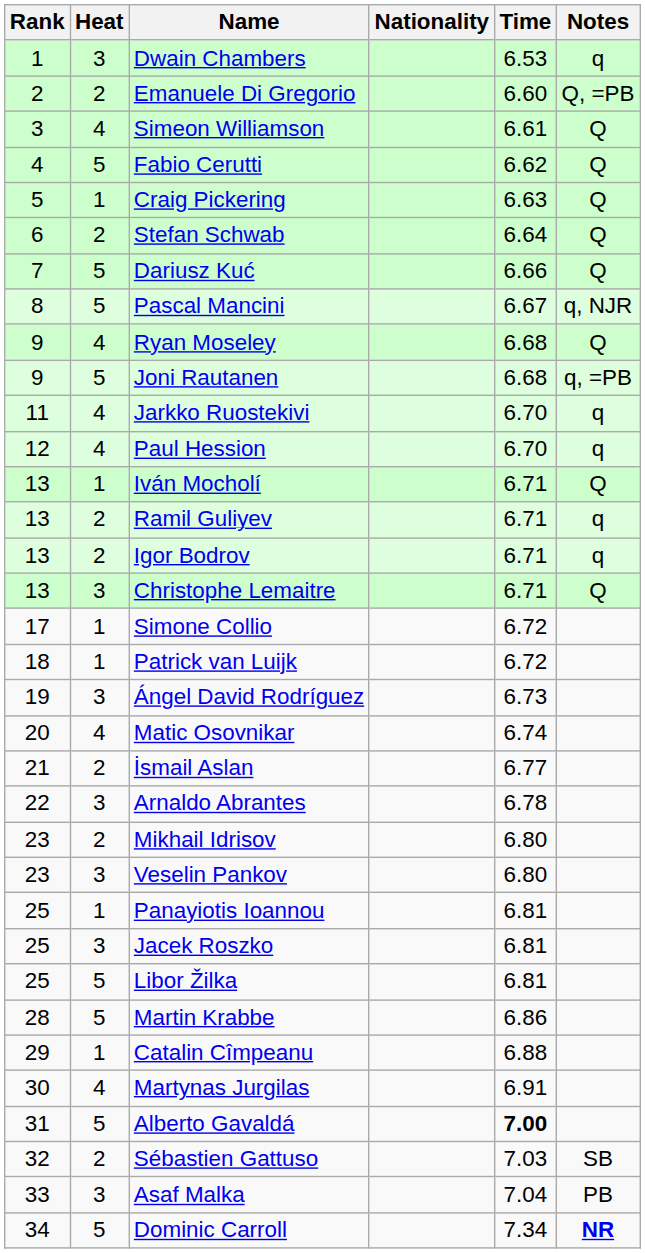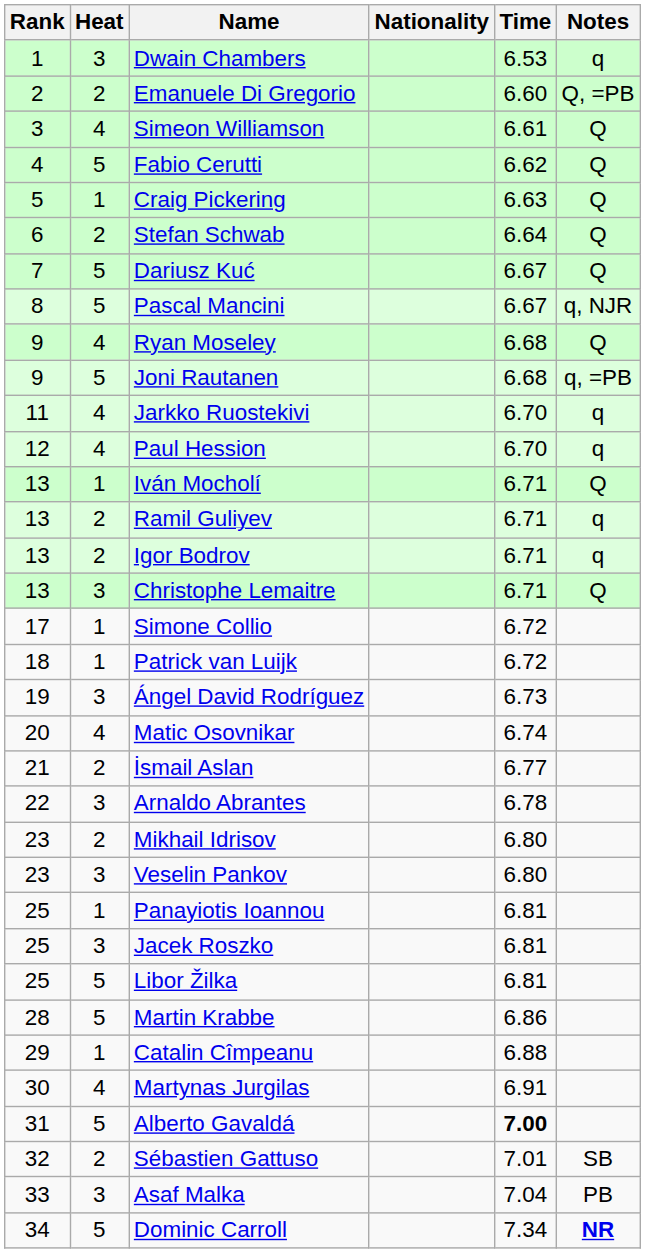(525, 270) 6.66 -> (525, 270) 6.67
(525, 1159) 7.03 -> (525, 1159) 7.01
